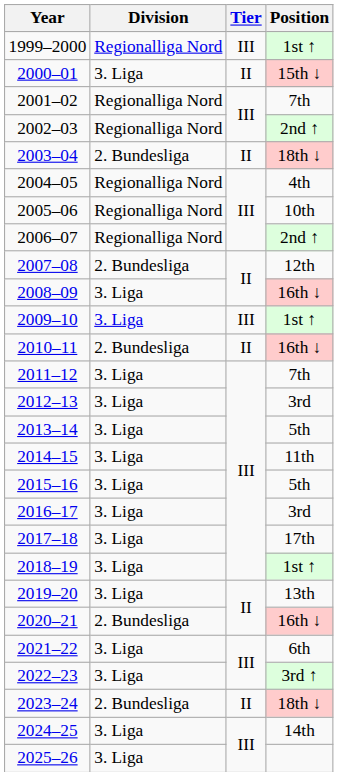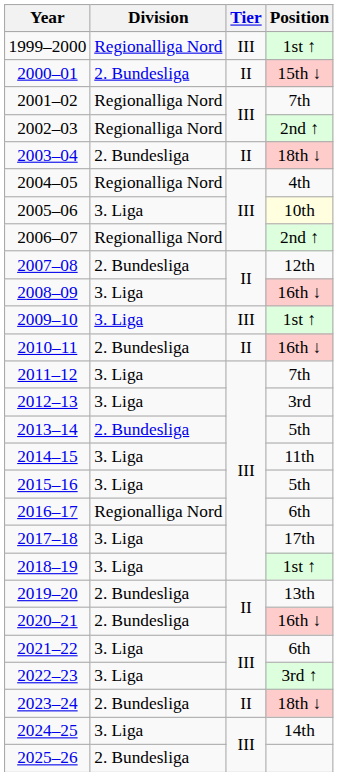(119, 73) 3. Liga -> (142, 73) 2. Bundesliga
(158, 210) Regionalliga Nord -> (119, 210) 3. Liga
(299, 210) no background -> (299, 210) lightyellow background
(119, 429) 3. Liga -> (142, 429) 2. Bundesliga
(119, 511) 3. Liga -> (158, 511) Regionalliga Nord
(299, 511) 3rd -> (299, 511) 6th
(119, 593) 3. Liga -> (142, 593) 2. Bundesliga
(119, 758) 3. Liga -> (142, 758) 2. Bundesliga
